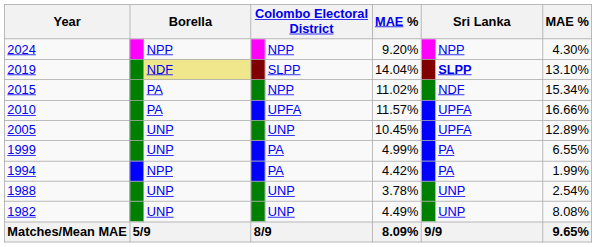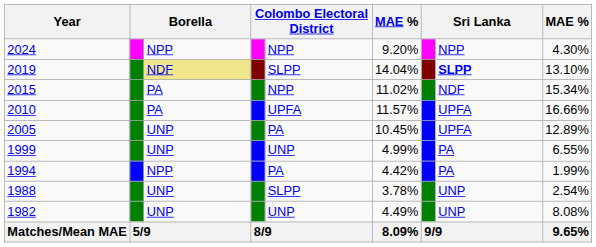(281, 130) UNP -> (276, 130) PA
(276, 150) PA -> (281, 150) UNP
(281, 191) UNP -> (284, 191) SLPP
